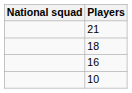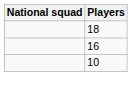- row: (93, 29)
